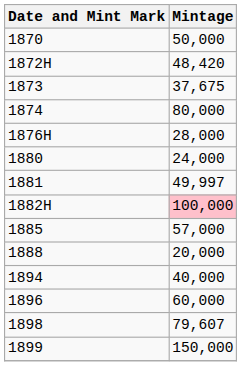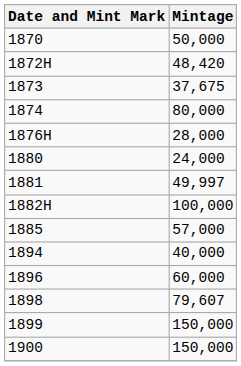(203, 206) pink background -> (203, 206) no background
- row: (26, 254)
+ row: (26, 349)
